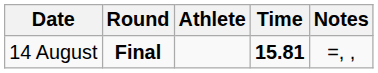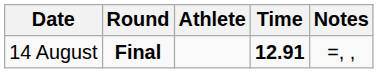(280, 51) 15.81 -> (280, 51) 12.91
